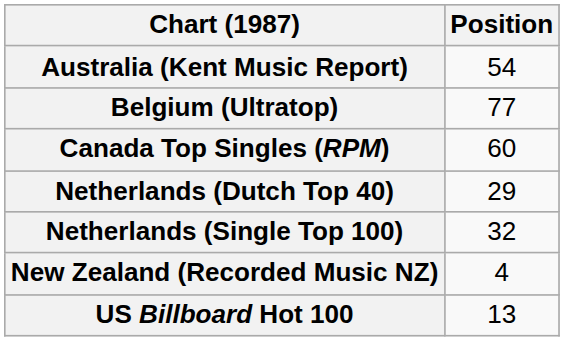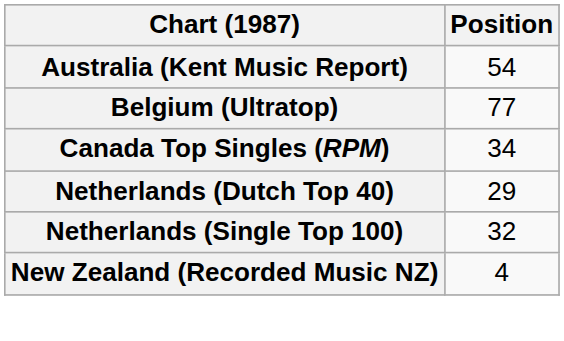(502, 149) 60 -> (502, 149) 34
- row: (225, 314)
